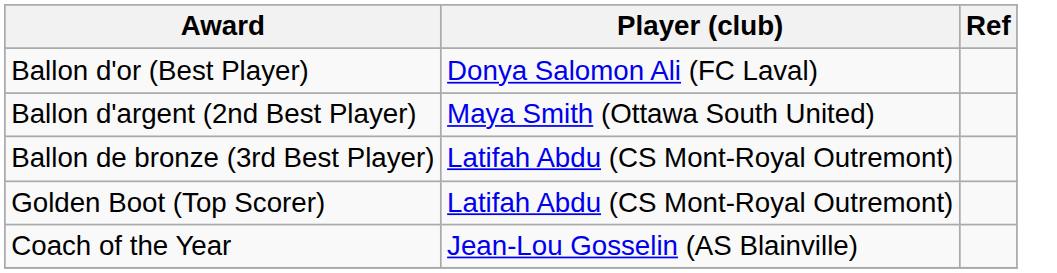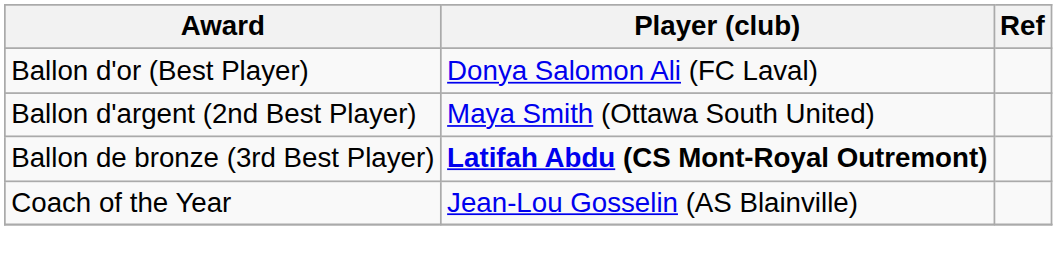(700, 158) normal -> (717, 158) bold
- row: (168, 202)
